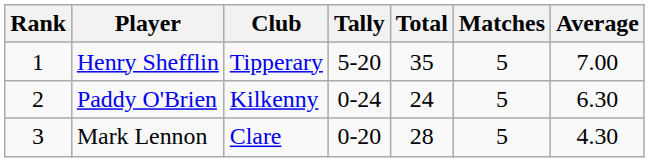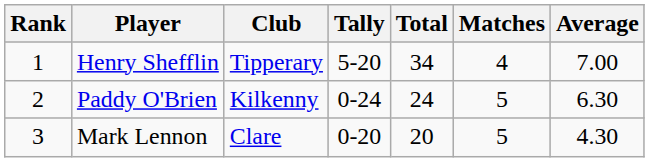(422, 61) 35 -> (422, 61) 34
(502, 61) 5 -> (502, 61) 4
(422, 136) 28 -> (422, 136) 20
